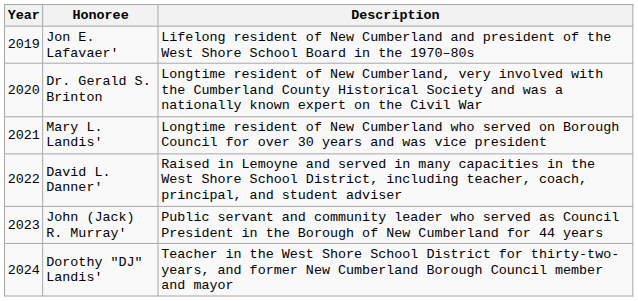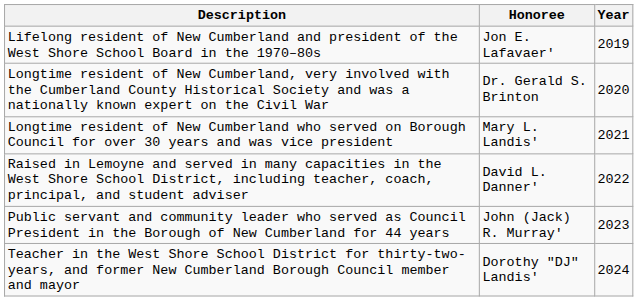columns swapped: (24, 15) <-> (395, 15)
